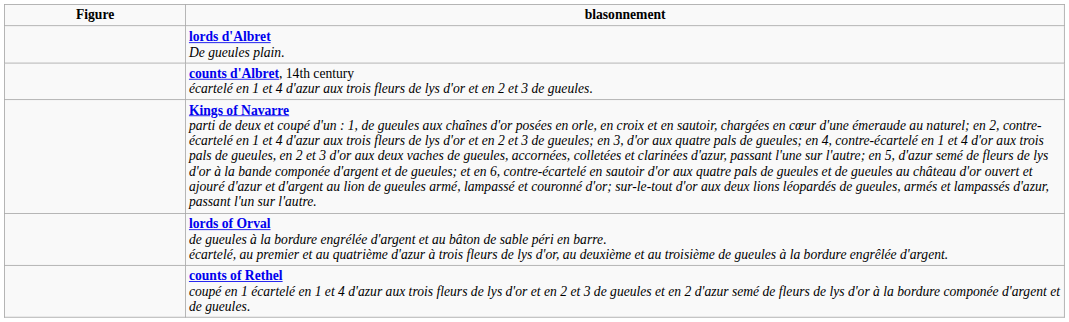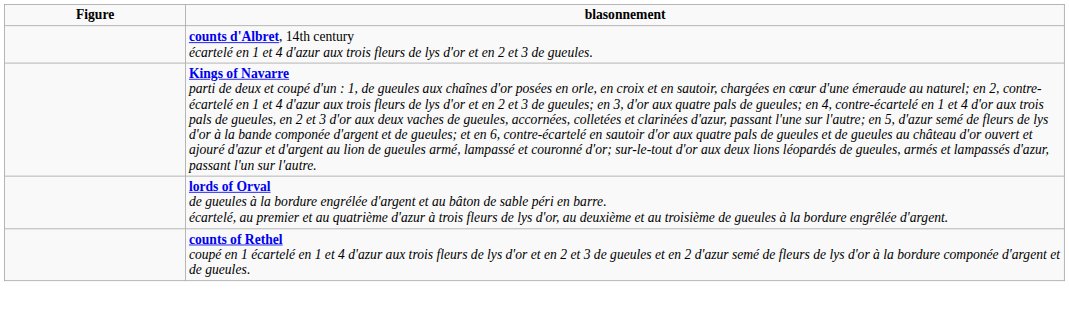- row: (237, 44)
